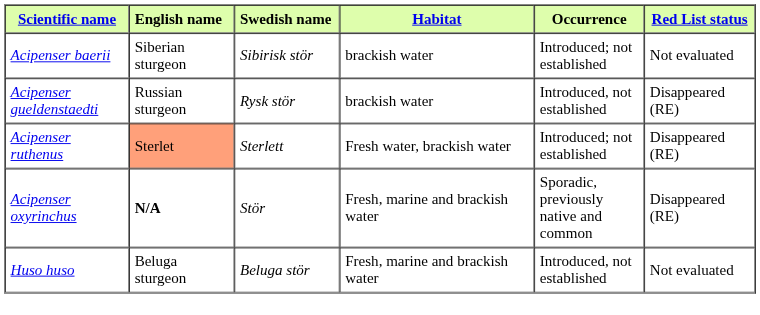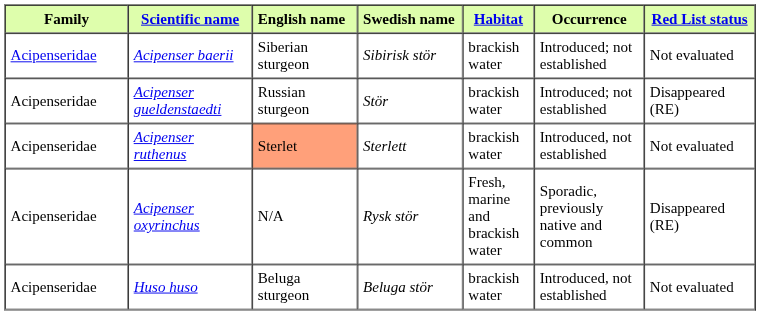+ column: (67, 19)
(268, 100) Rysk stör -> (376, 100) Stör
(586, 100) Introduced, not established -> (586, 100) Introduced; not established
(428, 145) Fresh water, brackish water -> (494, 145) brackish water
(586, 145) Introduced; not established -> (586, 145) Introduced, not established
(687, 145) Disappeared (RE) -> (692, 145) Not evaluated
(148, 208) bold -> (271, 216) normal
(252, 208) Stör -> (391, 216) Rysk stör
(427, 270) Fresh, marine and brackish water -> (494, 286) brackish water
